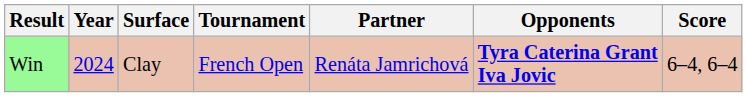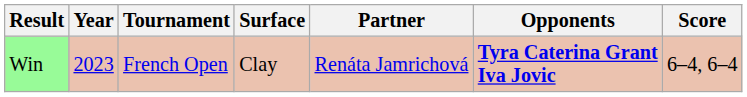columns swapped: (252, 20) <-> (156, 20)
(94, 63) 2024 -> (94, 63) 2023
